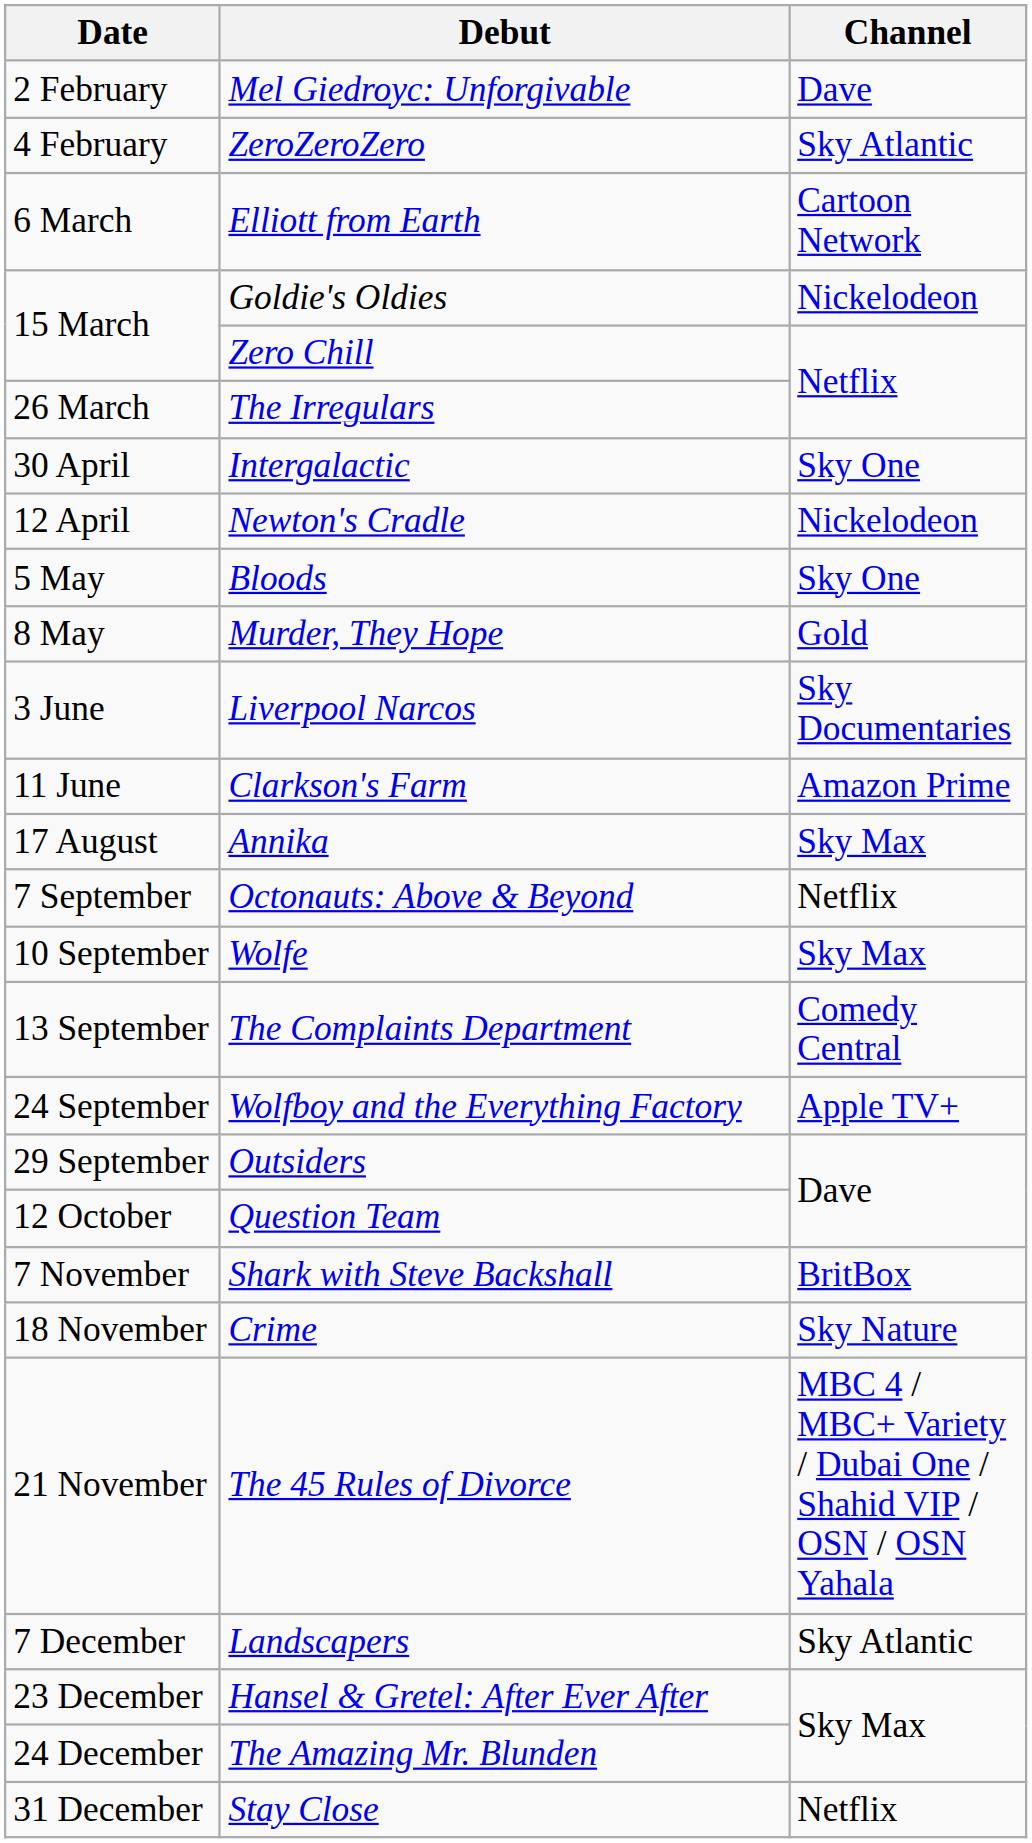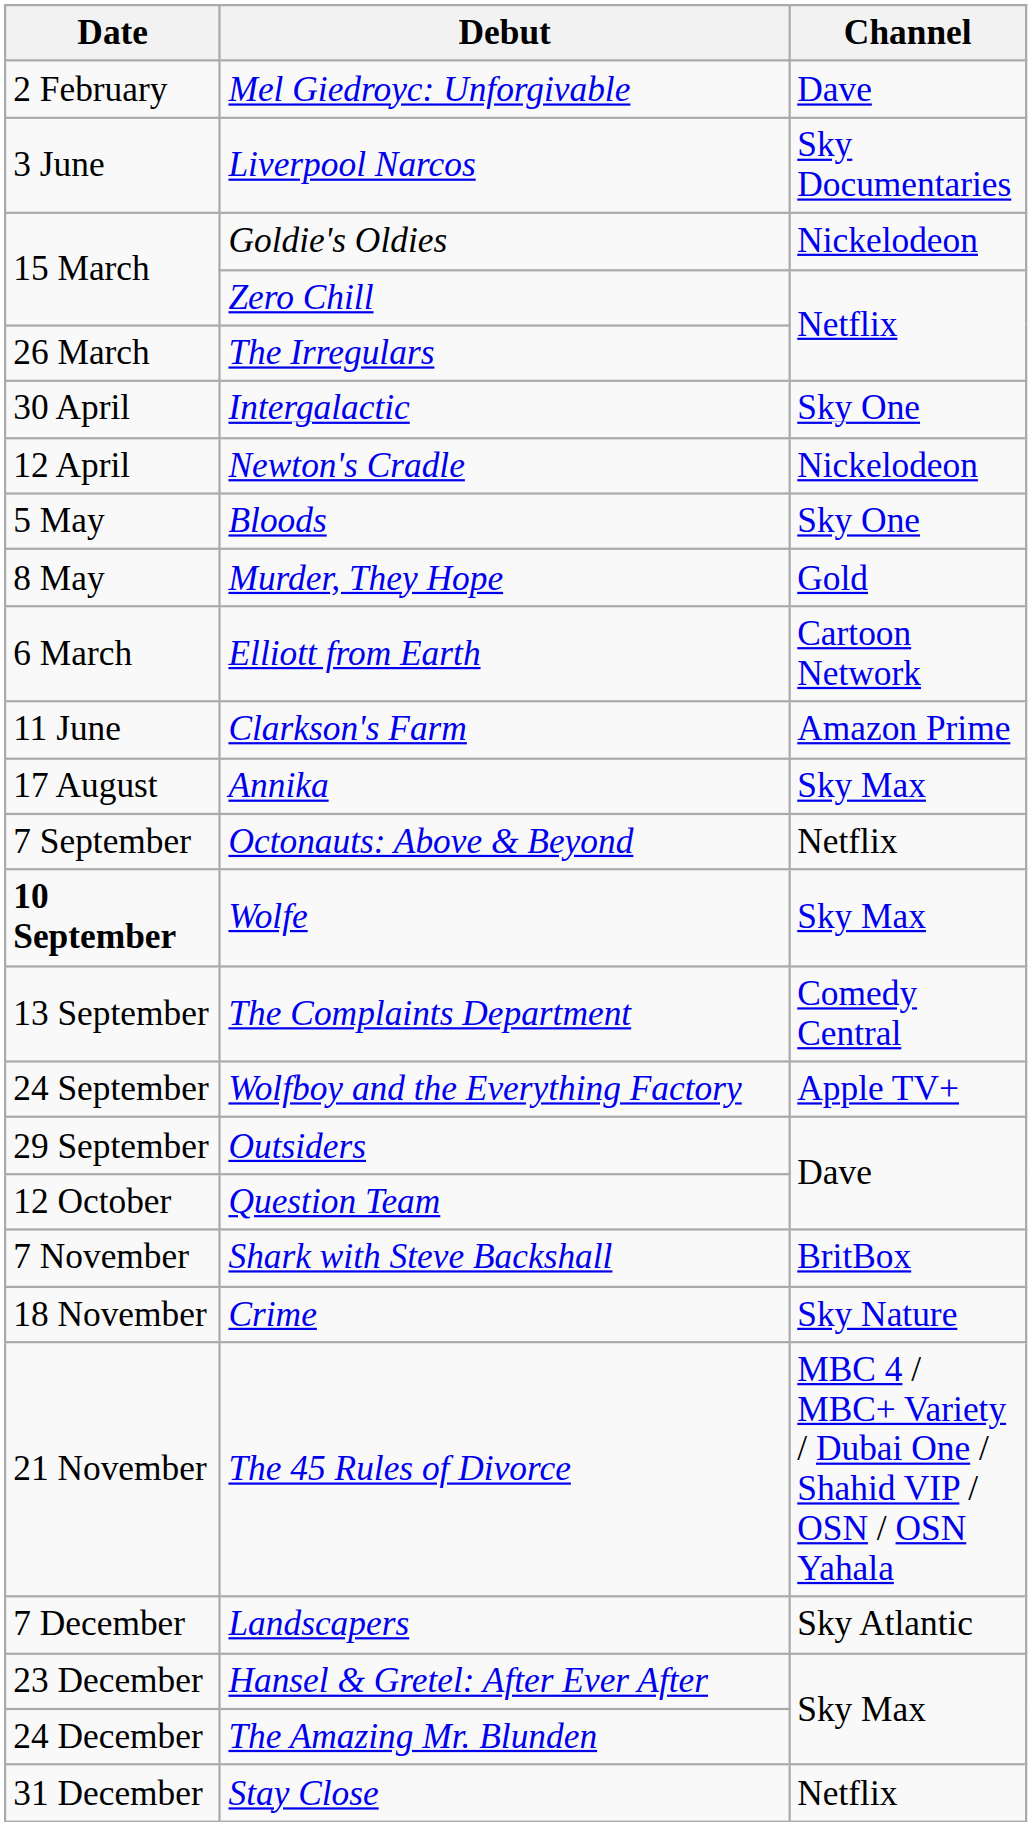- row: (327, 144)
rows swapped: (355, 220) <-> (352, 709)
(111, 953) normal -> (95, 917) bold
